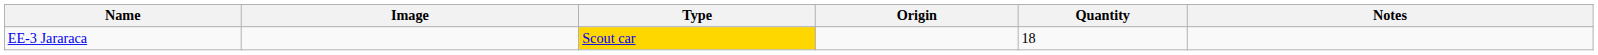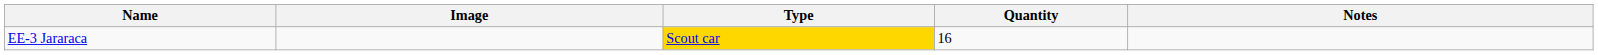- column: (917, 15)
(1029, 38) 18 -> (945, 38) 16
